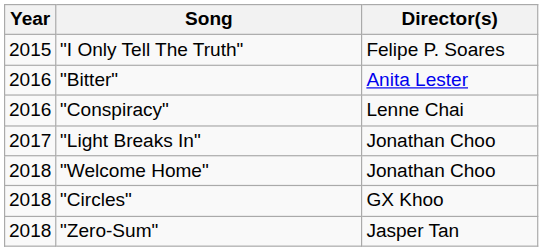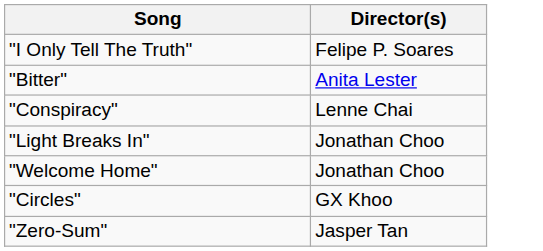- column: (30, 19)
